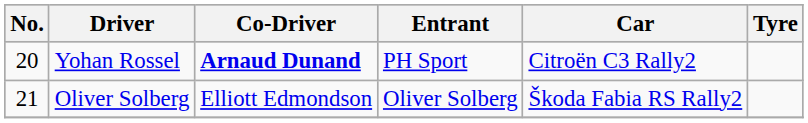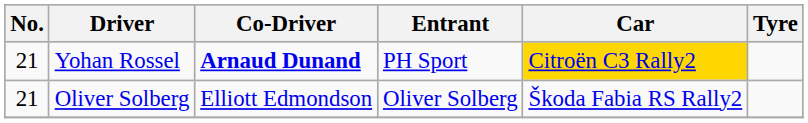(27, 60) 20 -> (27, 60) 21
(612, 60) no background -> (612, 60) gold background
